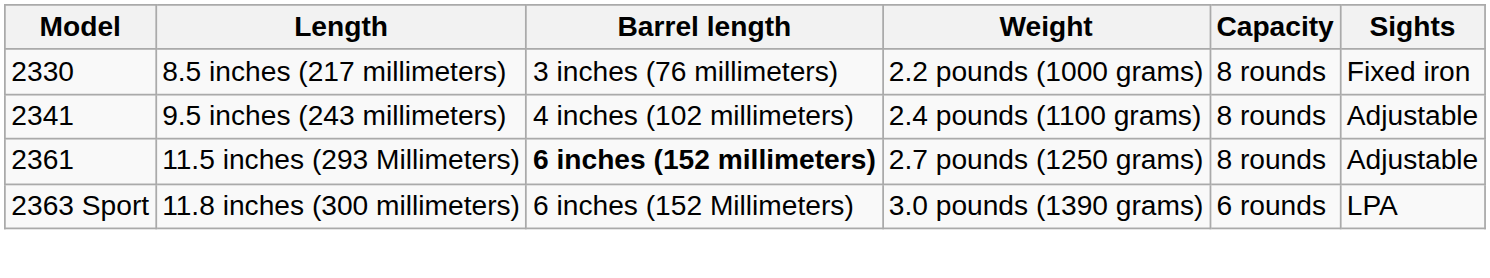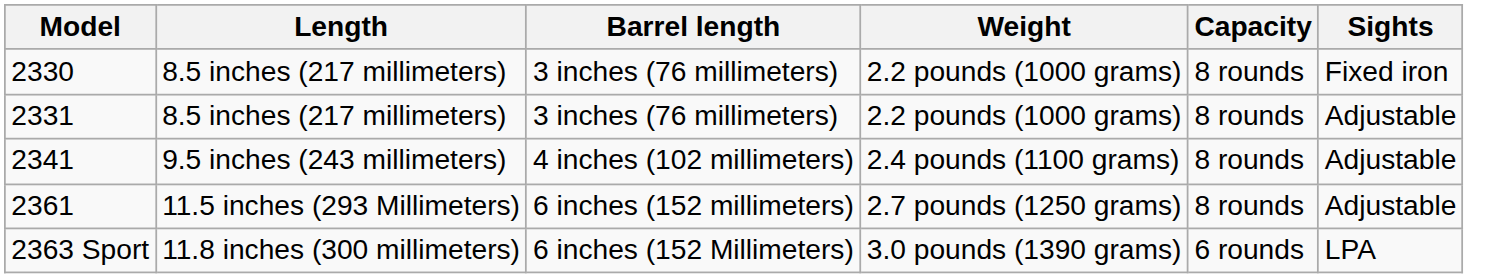+ row: (43, 116)
(704, 160) bold -> (693, 205) normal
